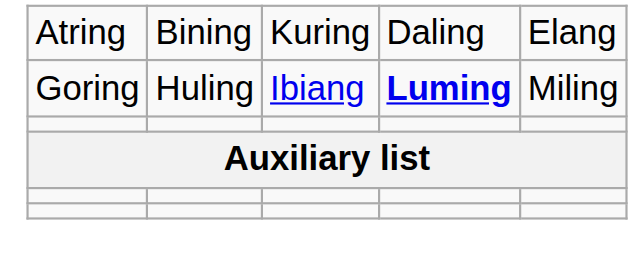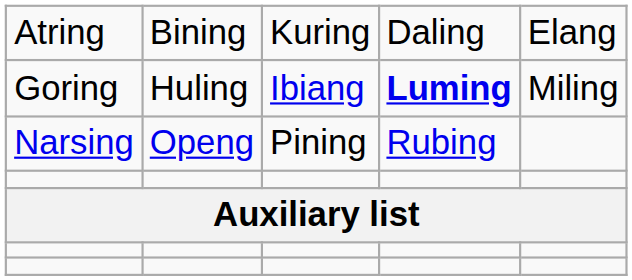+ row: (74, 142)
